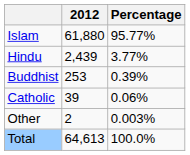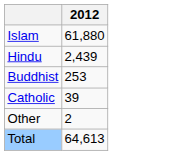- column: (146, 14)
